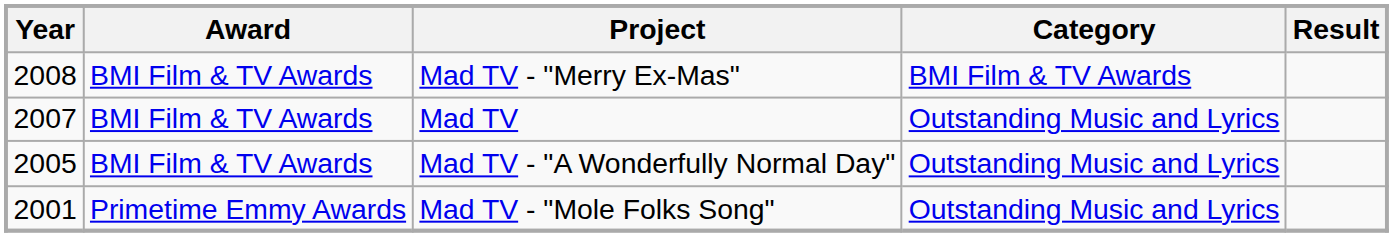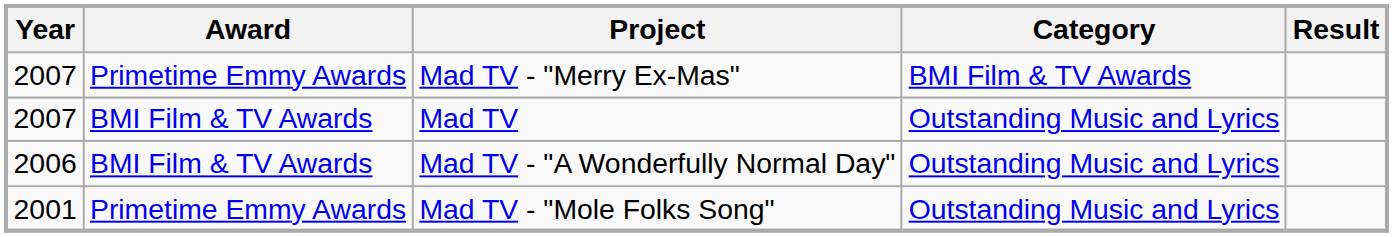(45, 75) 2008 -> (45, 75) 2007
(231, 75) BMI Film & TV Awards -> (248, 75) Primetime Emmy Awards
(45, 164) 2005 -> (45, 164) 2006
